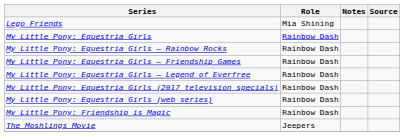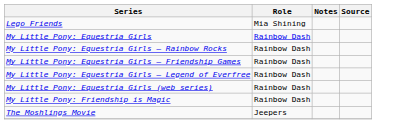- row: (142, 87)
